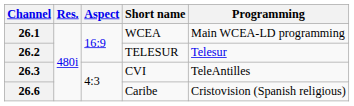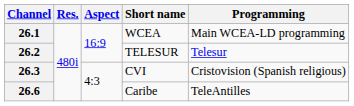(221, 71) TeleAntilles -> (268, 71) Cristovision (Spanish religious)
(268, 91) Cristovision (Spanish religious) -> (221, 91) TeleAntilles
